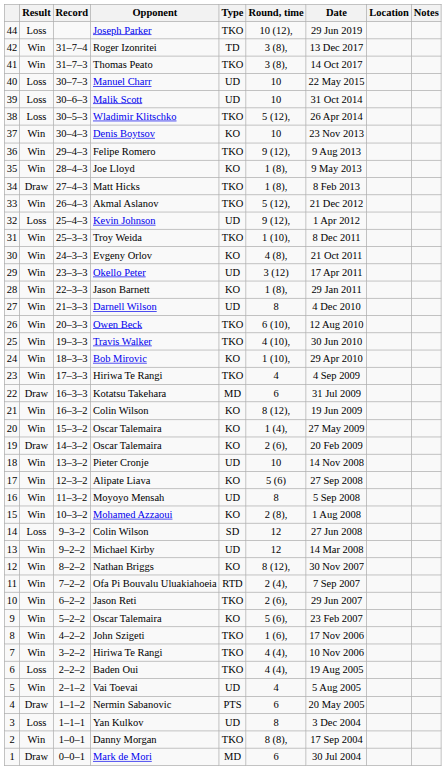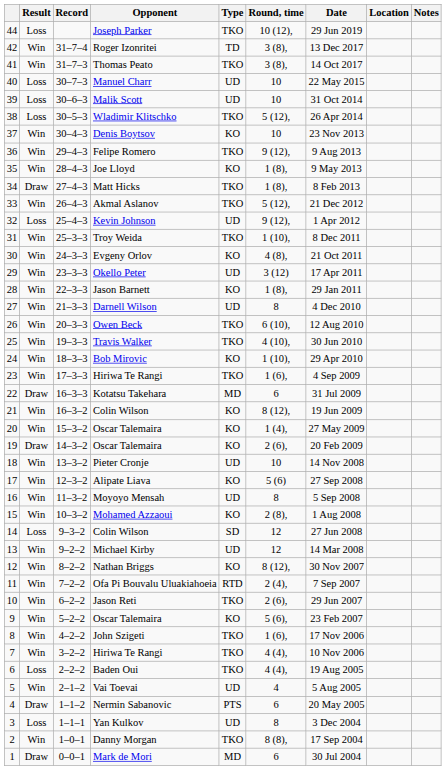(276, 376) 4 -> (276, 376) 1 (6),
